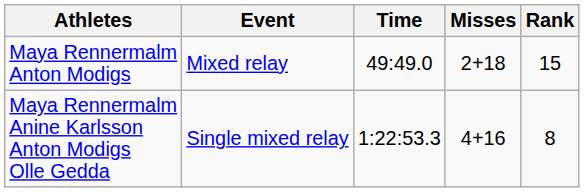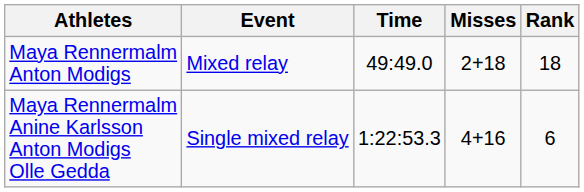(550, 63) 15 -> (550, 63) 18
(550, 139) 8 -> (550, 139) 6
